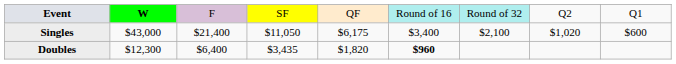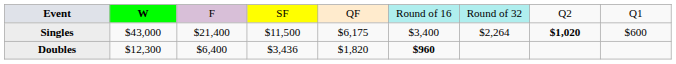(282, 32) $11,050 -> (282, 32) $11,500
(494, 32) $2,100 -> (494, 32) $2,264
(565, 32) normal -> (565, 32) bold
(282, 50) $3,435 -> (282, 50) $3,436
